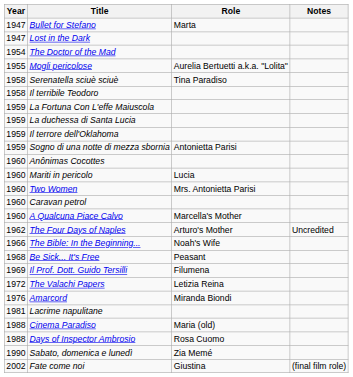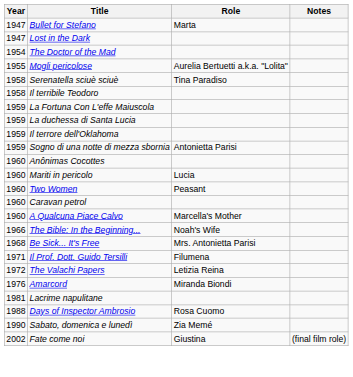(215, 189) Mrs. Antonietta Parisi -> (190, 189) Peasant
- row: (78, 230)
(190, 257) Peasant -> (215, 244) Mrs. Antonietta Parisi
(16, 271) 1969 -> (16, 257) 1971
- row: (63, 325)
